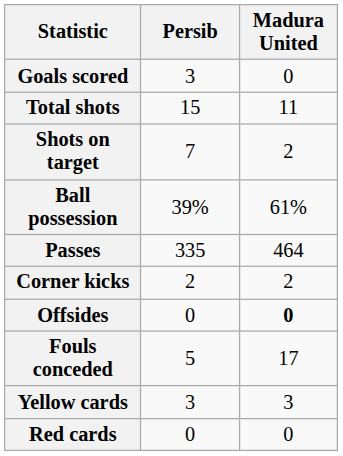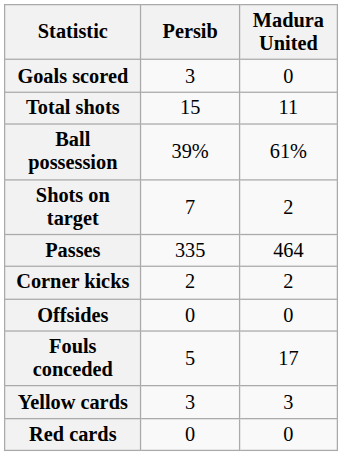rows swapped: (73, 151) <-> (73, 206)
(288, 314) bold -> (288, 314) normal
